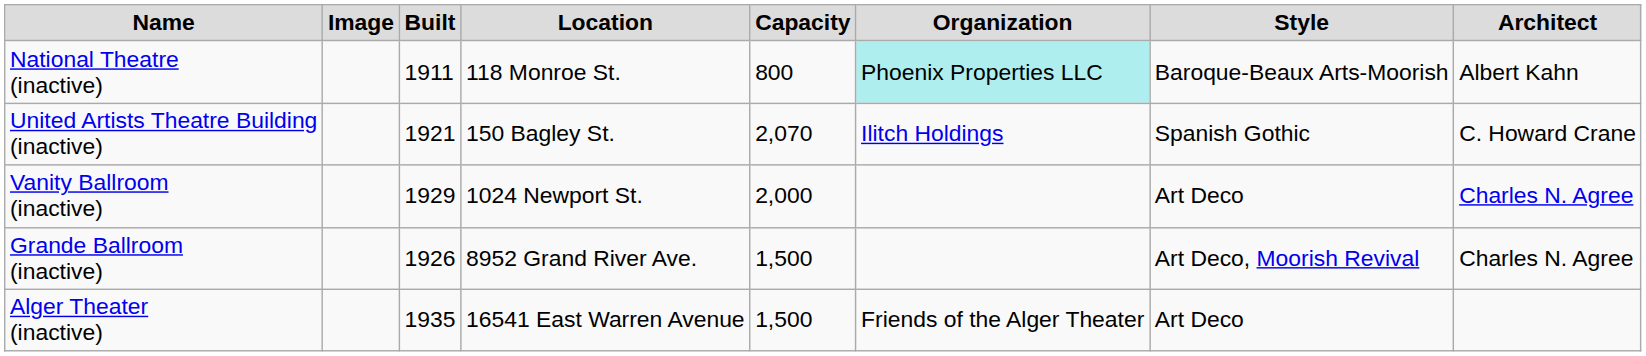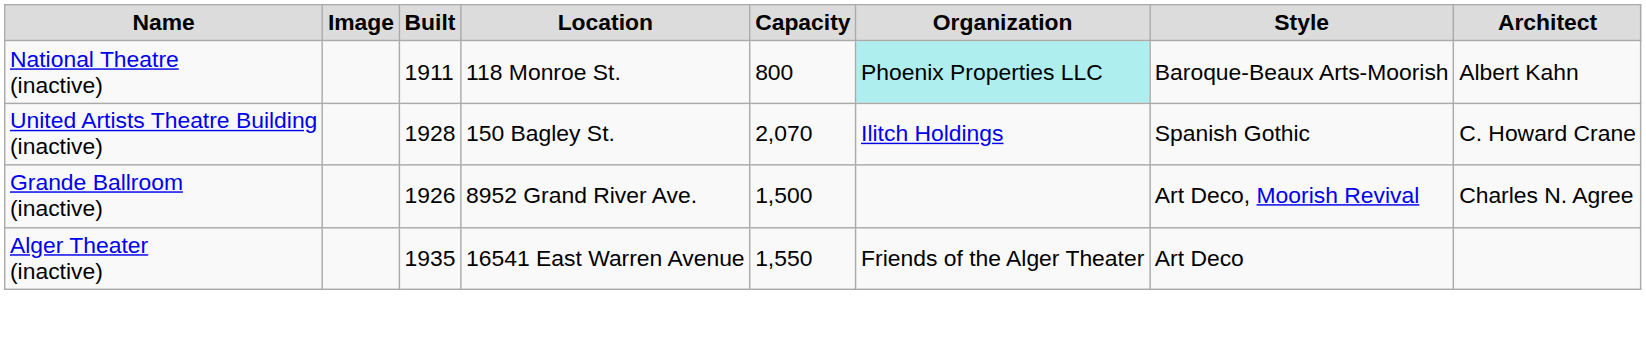(430, 133) 1921 -> (430, 133) 1928
- row: (89, 195)
(784, 319) 1,500 -> (784, 257) 1,550
